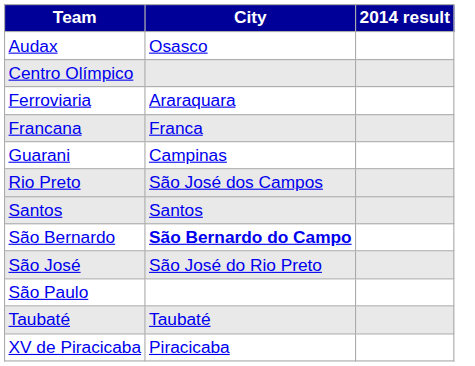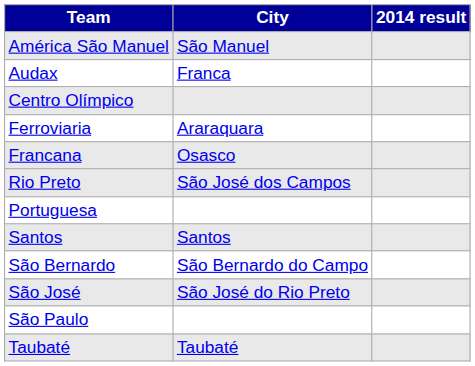+ row: (89, 45)
(178, 45) Osasco -> (204, 73) Franca
(176, 127) Franca -> (206, 155) Osasco
- row: (39, 155)
+ row: (53, 210)
(250, 237) bold -> (272, 264) normal
- row: (75, 347)
